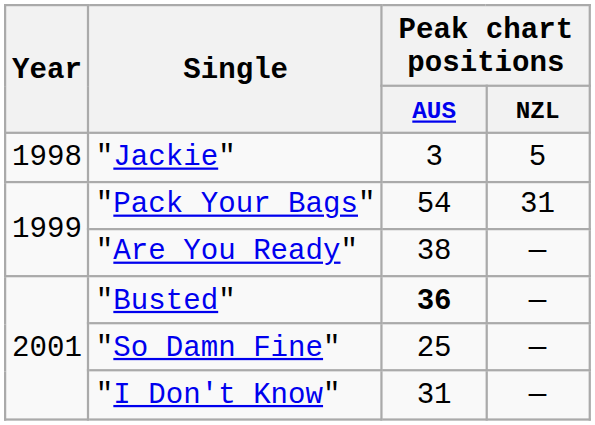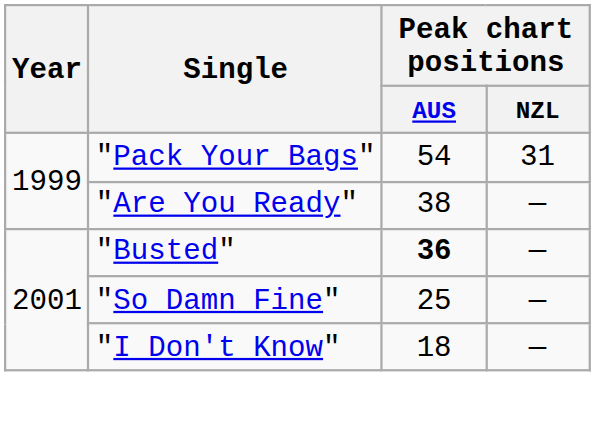- row: (166, 157)
(434, 395) 31 -> (434, 347) 18
